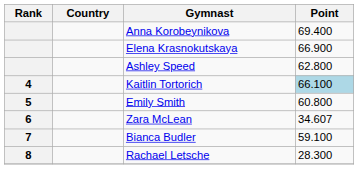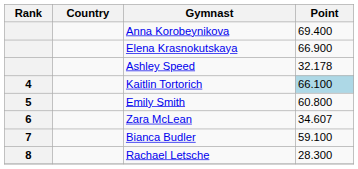(315, 66) 62.800 -> (315, 66) 32.178
